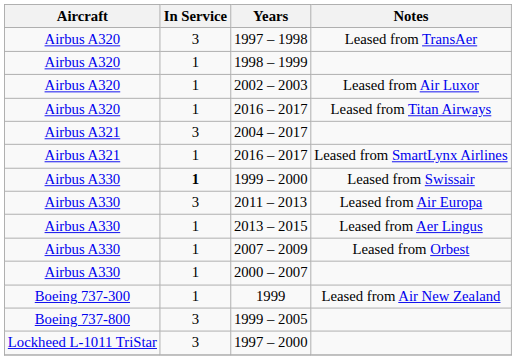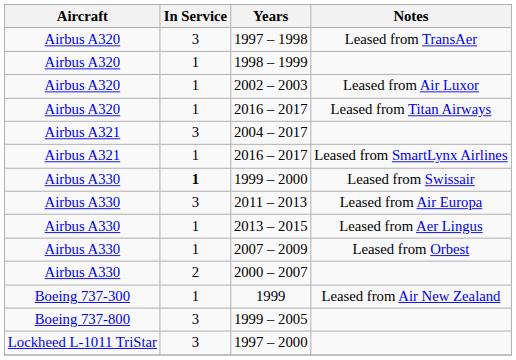(195, 272) 1 -> (195, 272) 2
